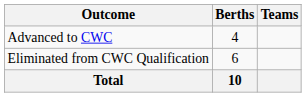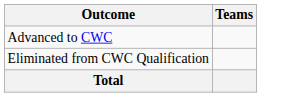- column: (235, 15)
